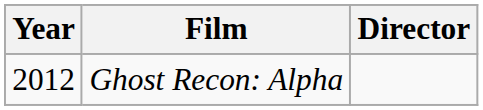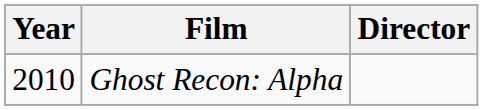(44, 79) 2012 -> (44, 79) 2010
